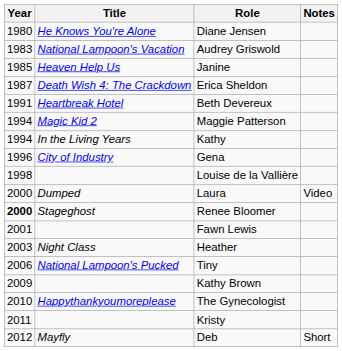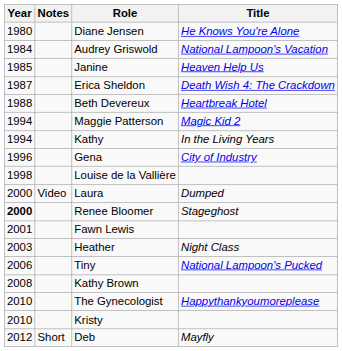columns swapped: (114, 13) <-> (319, 13)
(20, 49) 1983 -> (20, 49) 1984
(20, 103) 1991 -> (20, 103) 1988
(20, 283) 2009 -> (20, 283) 2008
(19, 319) 2011 -> (20, 319) 2010
